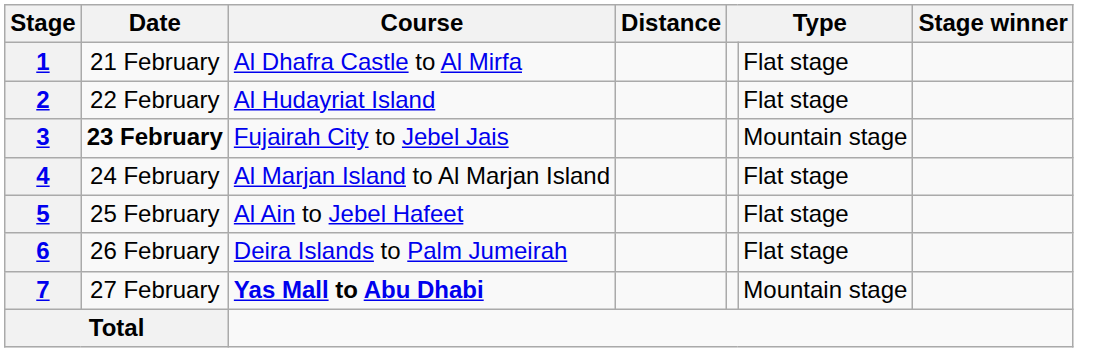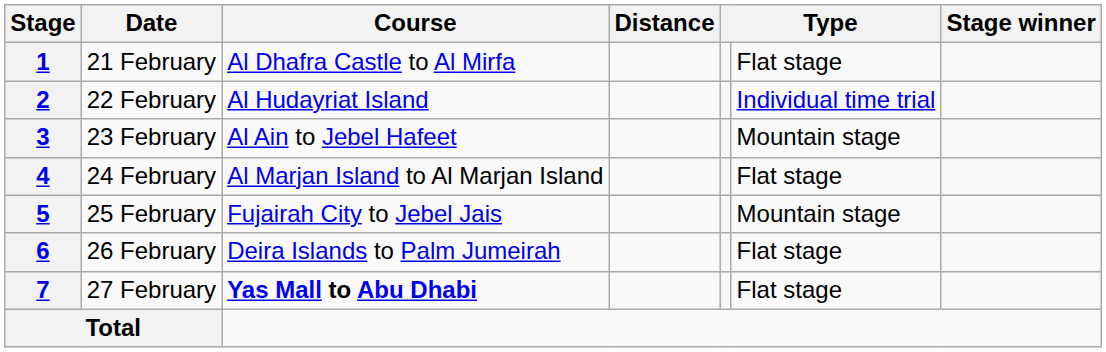(796, 99) Flat stage -> (836, 99) Individual time trial
(155, 137) bold -> (151, 137) normal
(371, 137) Fujairah City to Jebel Jais -> (342, 137) Al Ain to Jebel Hafeet
(349, 213) Al Ain to Jebel Hafeet -> (365, 213) Fujairah City to Jebel Jais
(796, 213) Flat stage -> (819, 213) Mountain stage
(825, 289) Mountain stage -> (789, 289) Flat stage
